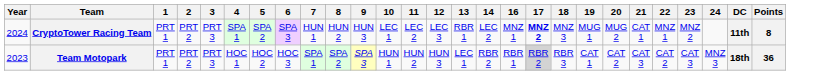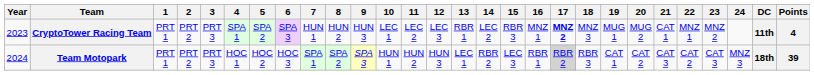+ column: (513, 11)
(17, 32) 2024 -> (17, 32) 2023
(769, 32) 8 -> (793, 32) 4
(17, 57) 2023 -> (17, 57) 2024
(769, 57) 36 -> (793, 57) 39
